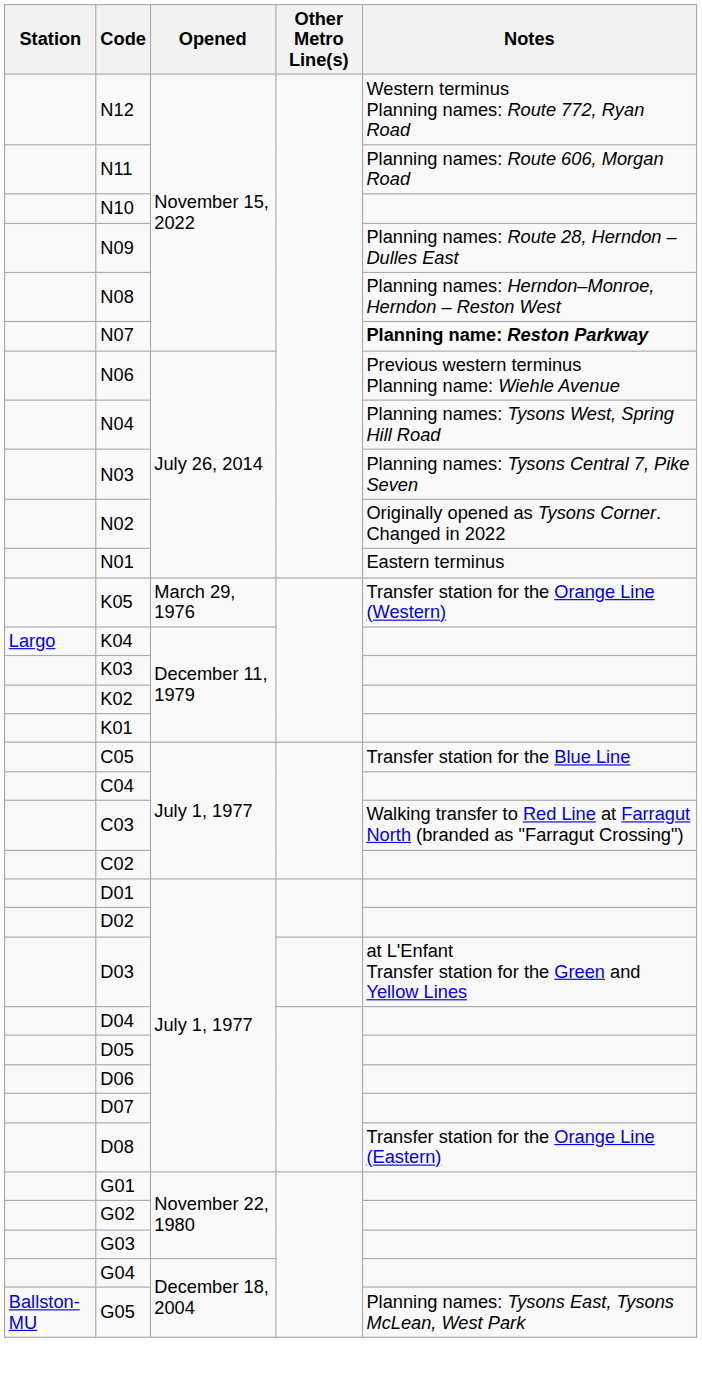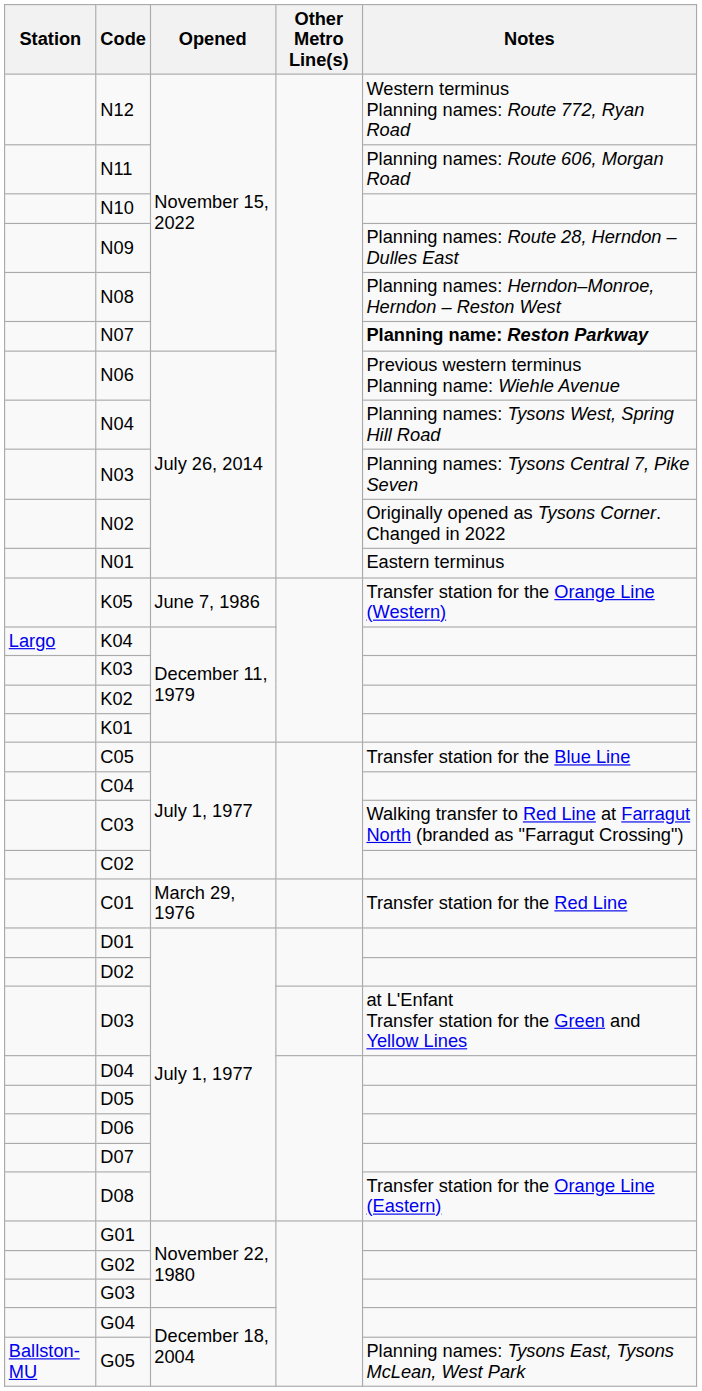(195, 602) March 29, 1976 -> (207, 602) June 7, 1986
+ row: (117, 903)
